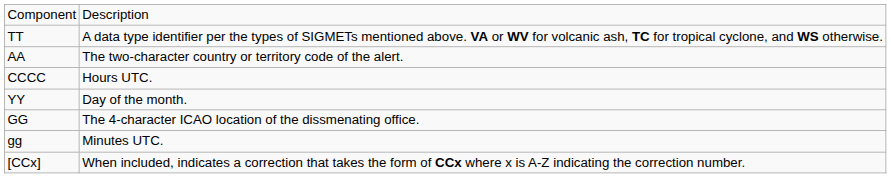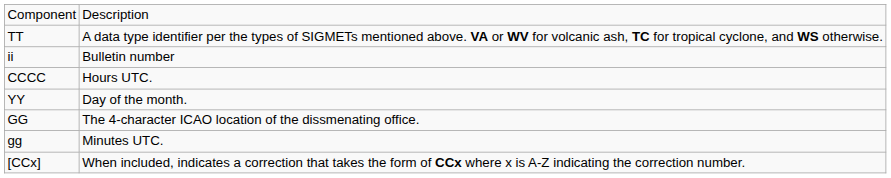- row: (16, 57)
+ row: (10, 57)
